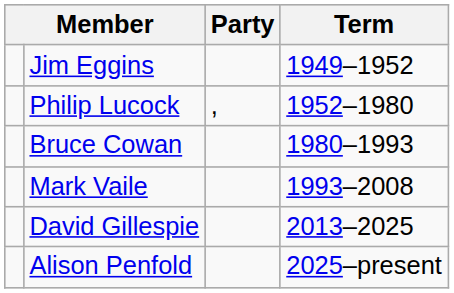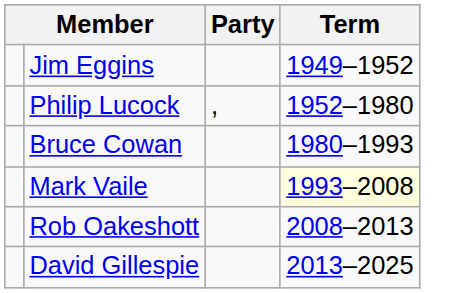(350, 186) no background -> (350, 186) lightyellow background
+ row: (114, 226)
- row: (111, 266)
